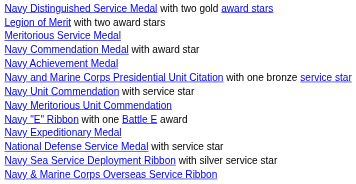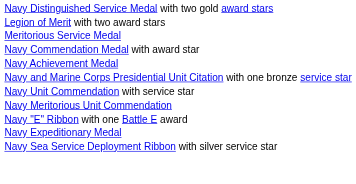- row: (114, 147)
- row: (111, 175)
